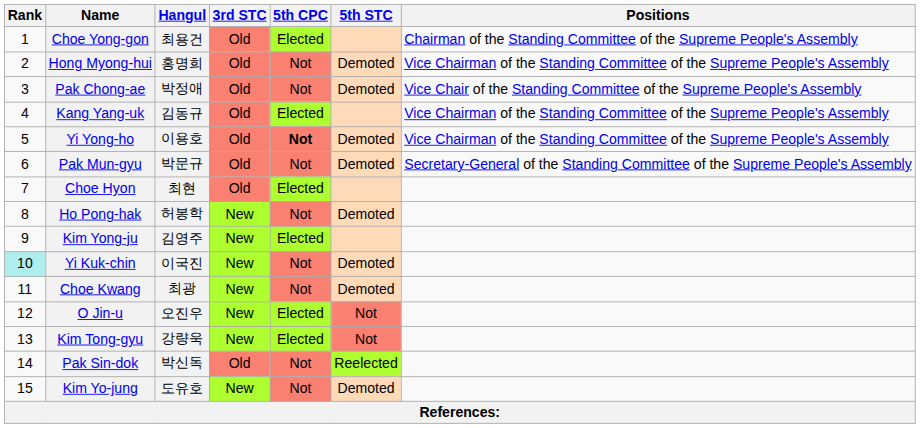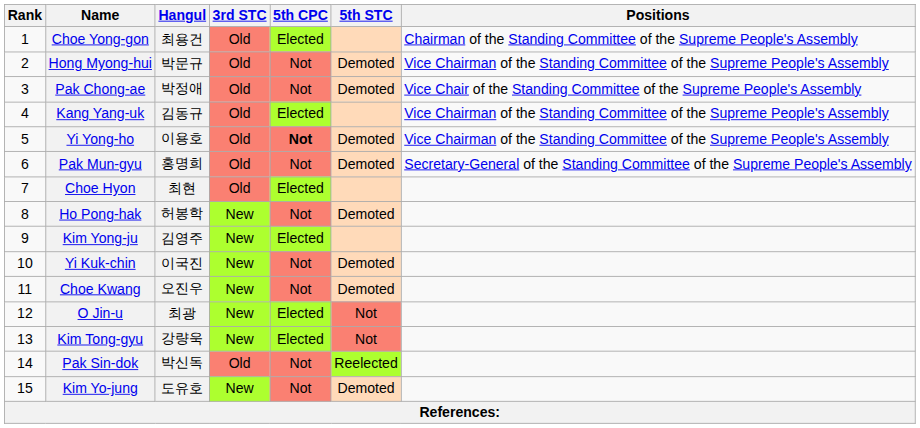(182, 63) 홍명희 -> (182, 63) 박문규
(182, 163) 박문규 -> (182, 163) 홍명희
(25, 264) paleturquoise background -> (25, 264) no background
(182, 288) 최광 -> (182, 288) 오진우
(182, 313) 오진우 -> (182, 313) 최광
